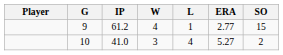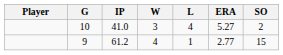rows swapped: (85, 42) <-> (85, 27)
